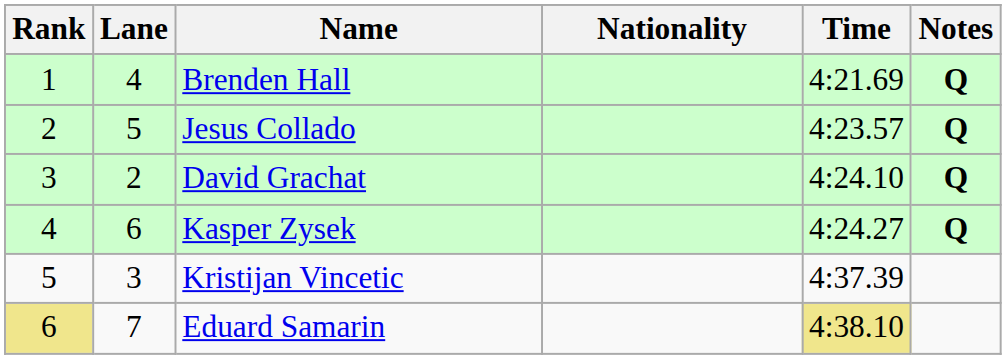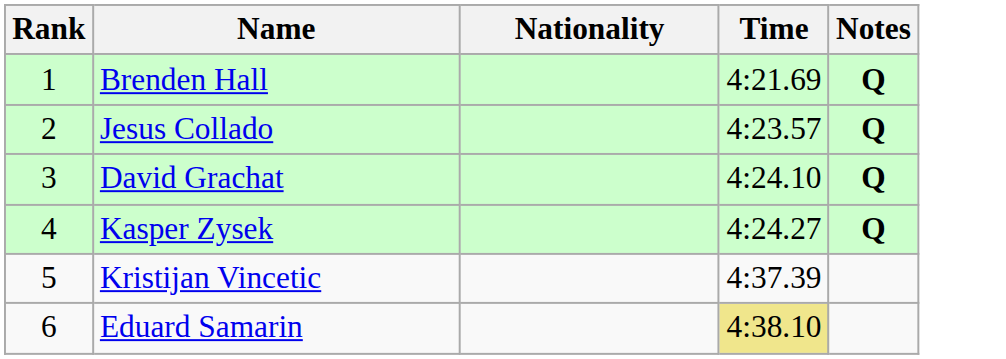- column: (134, 29)
(49, 327) khaki background -> (49, 327) no background
